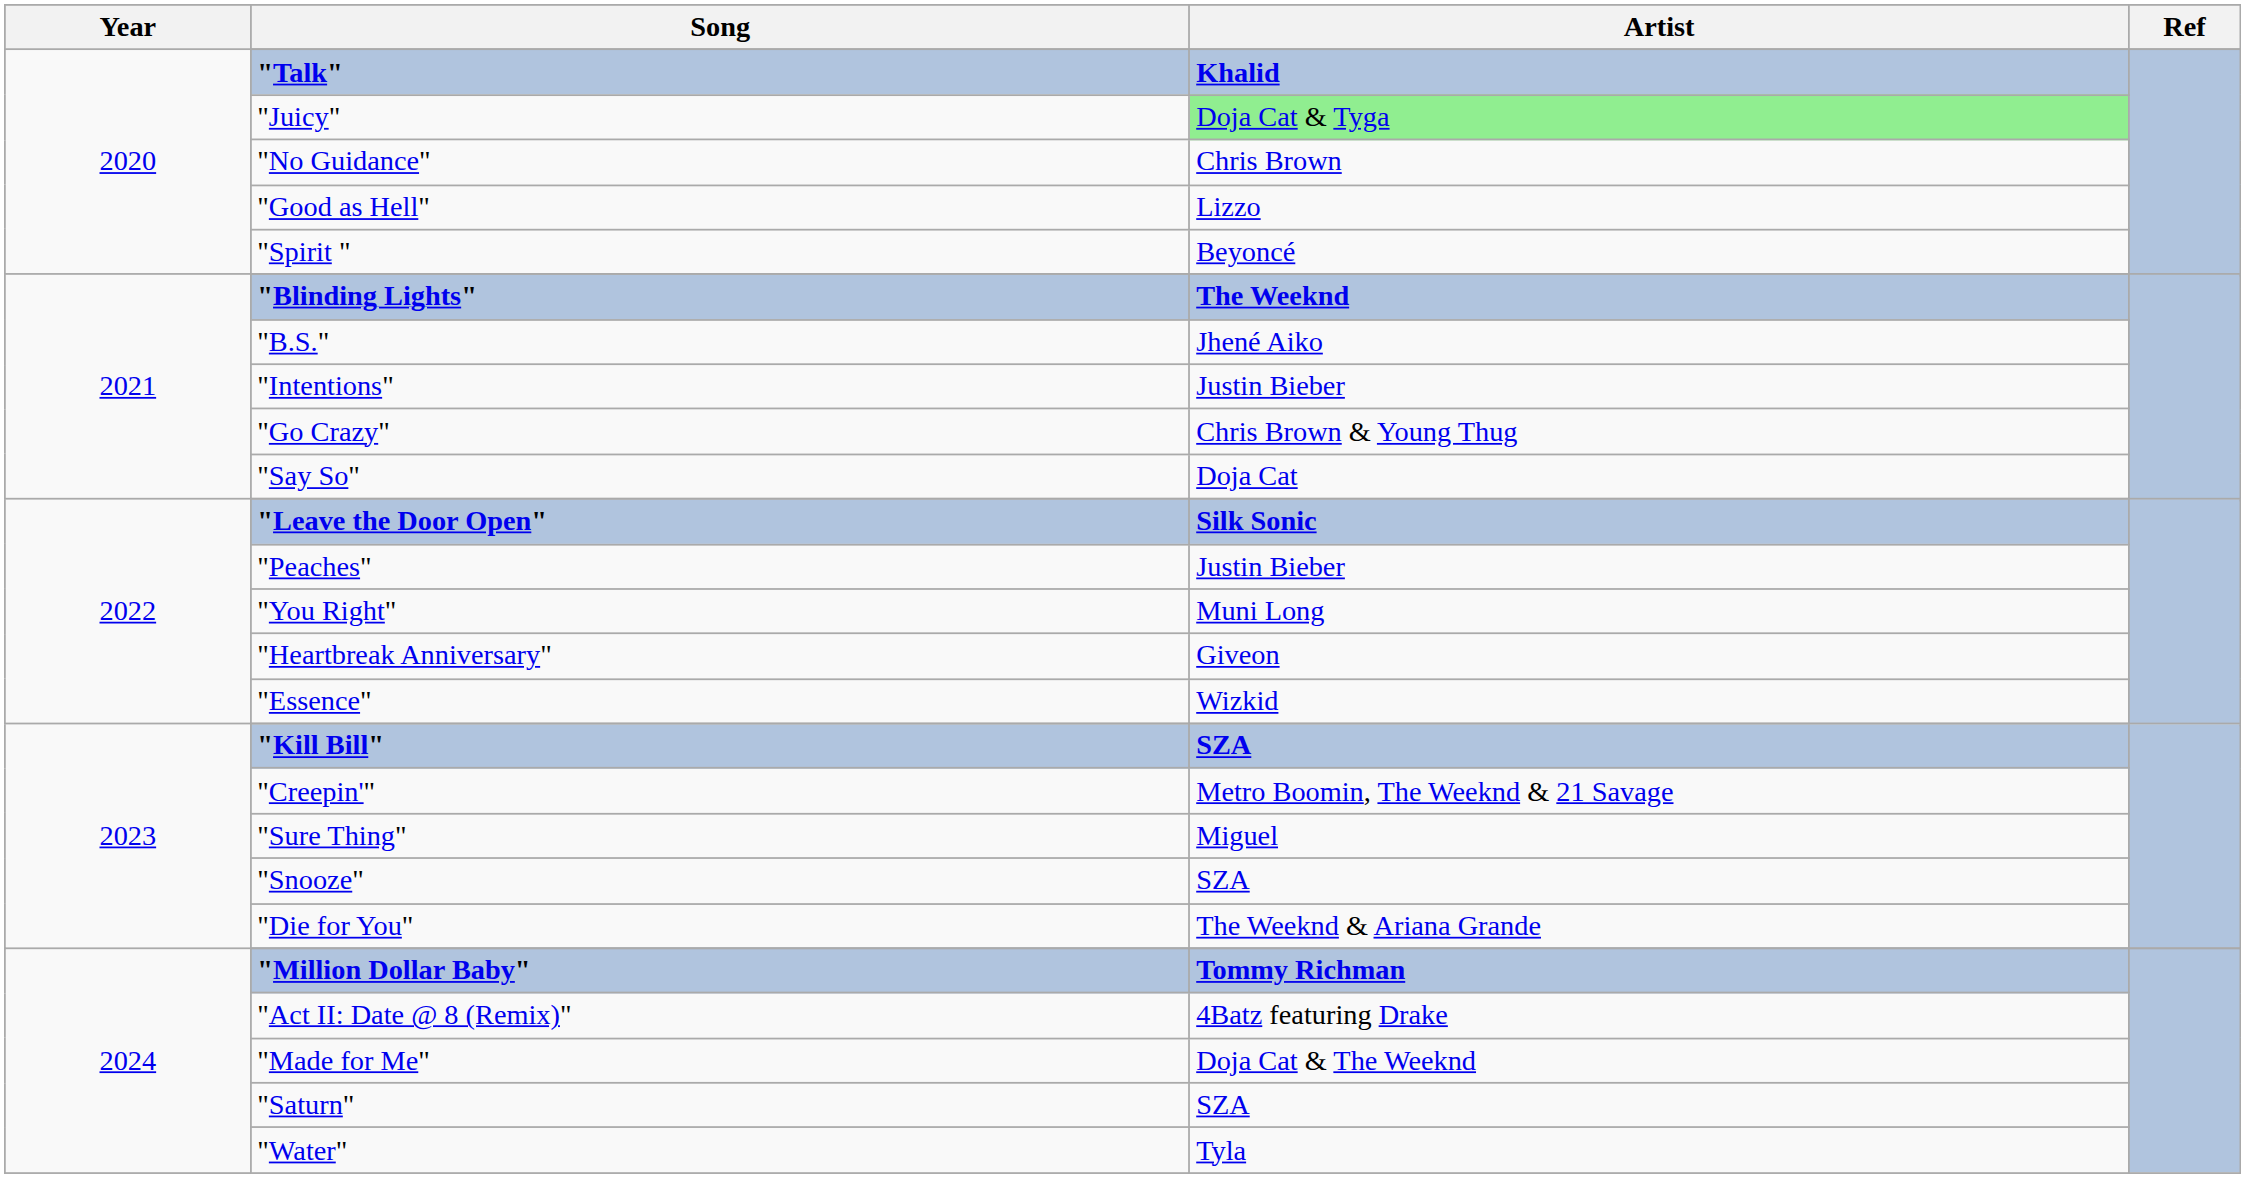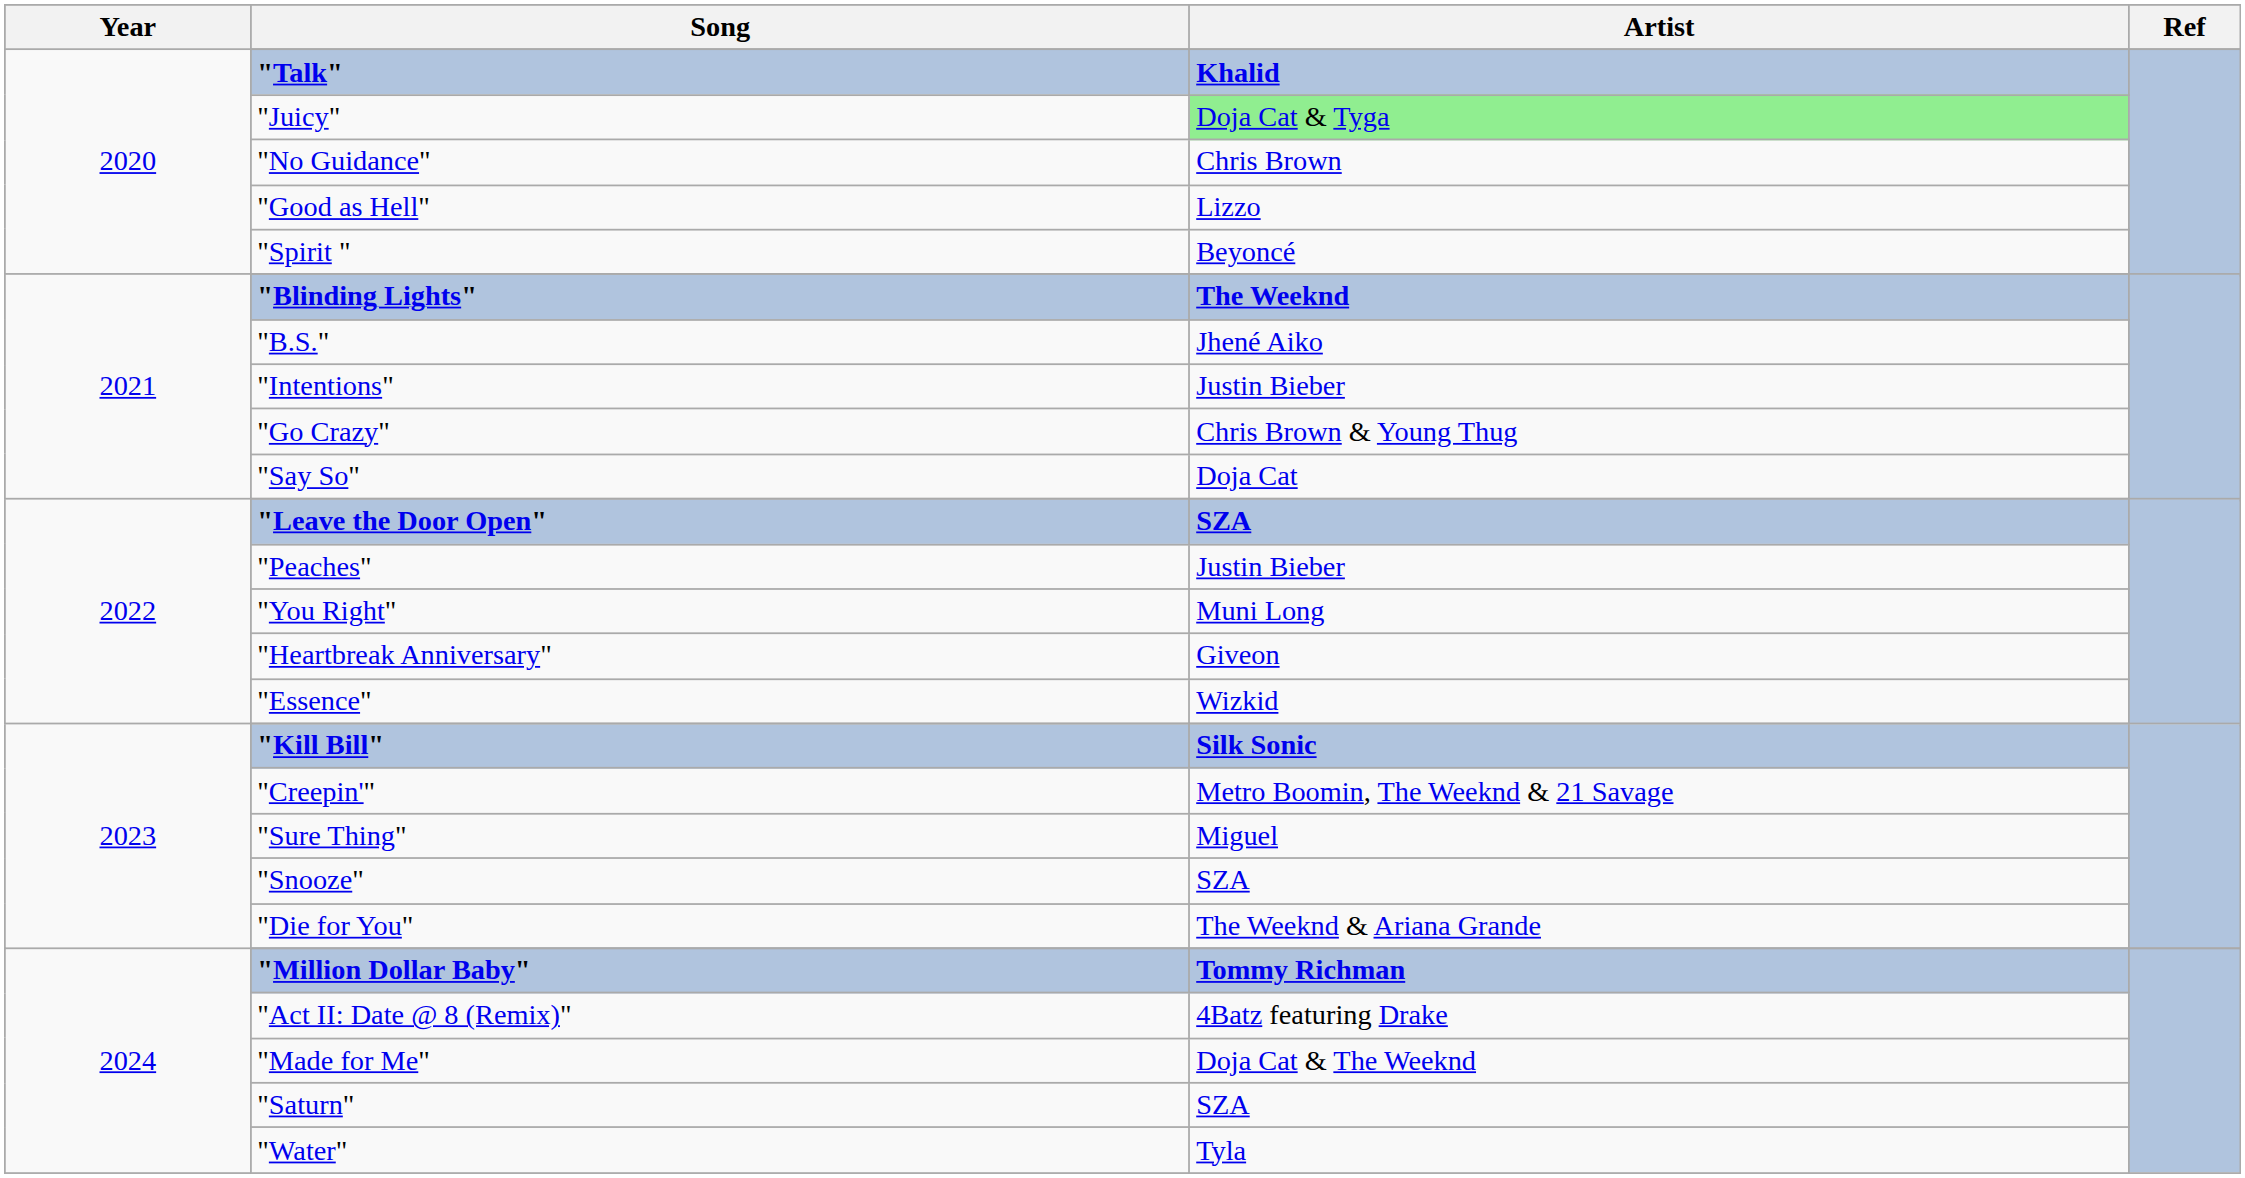(1256, 521) Silk Sonic -> (1224, 521) SZA
(1224, 745) SZA -> (1256, 745) Silk Sonic
